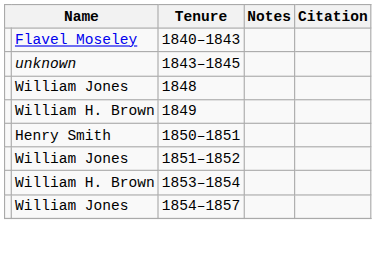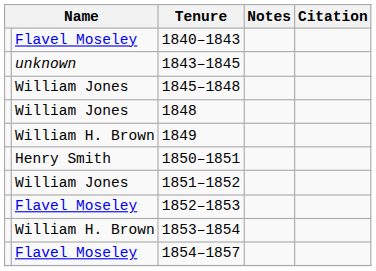+ row: (201, 88)
+ row: (201, 206)
(72, 206) William Jones -> (76, 254) Flavel Moseley
